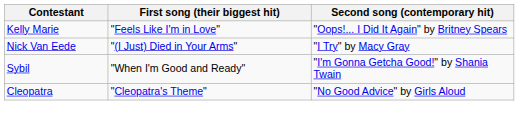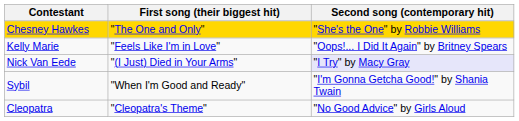+ row: (48, 29)
(362, 46) no background -> (362, 63) lavender background
